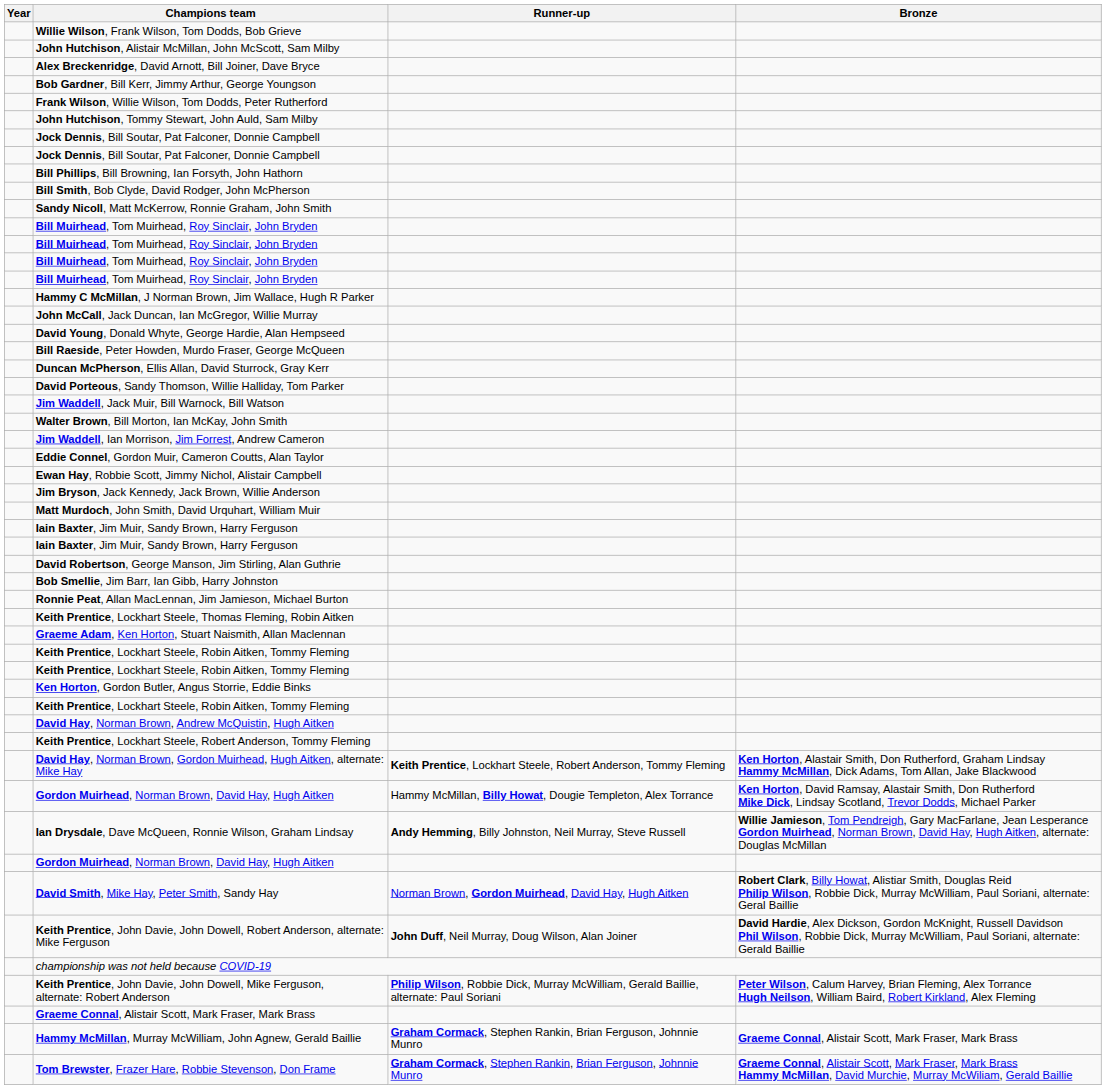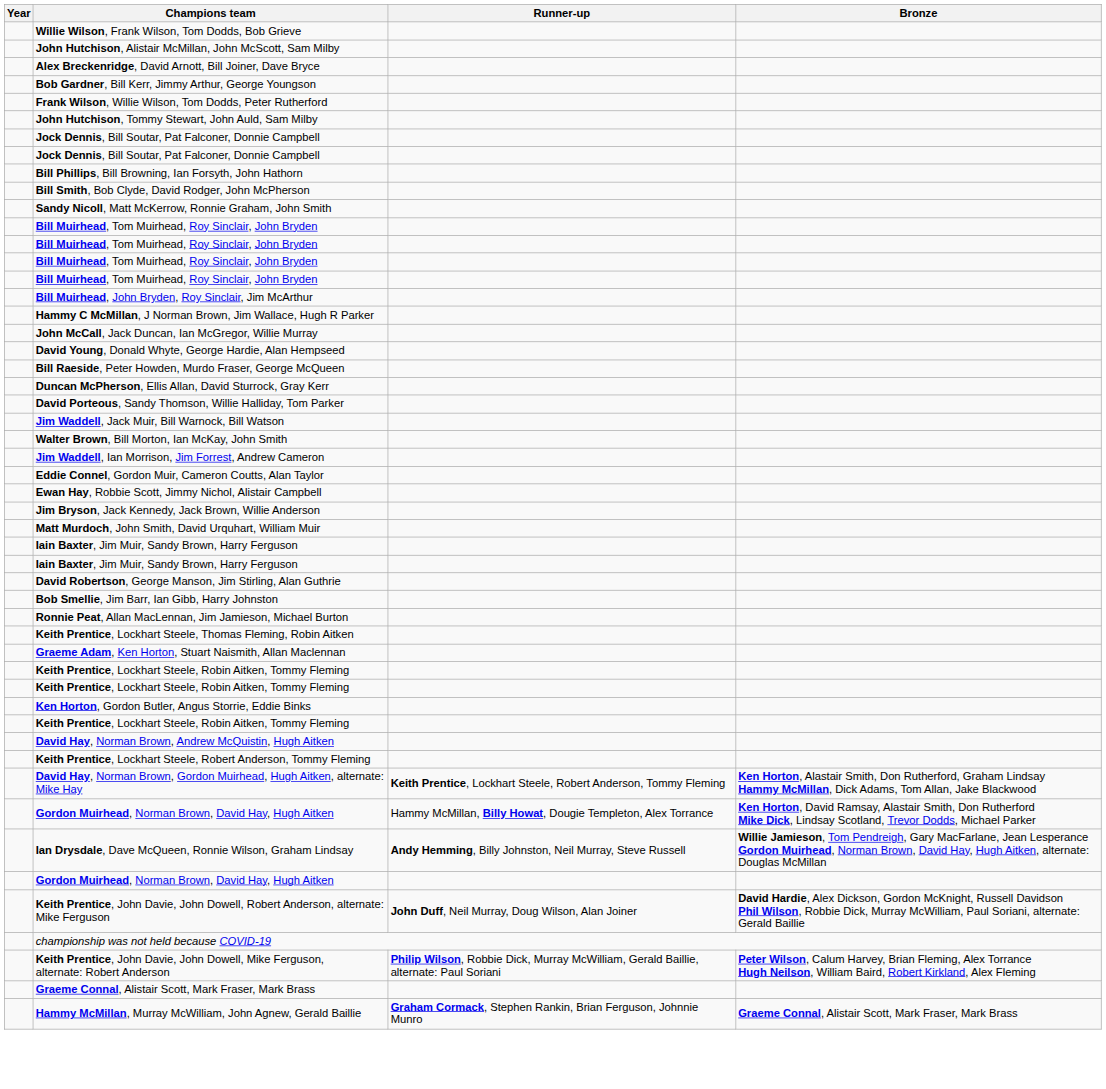+ row: (174, 297)
- row: (157, 893)
- row: (186, 1069)
